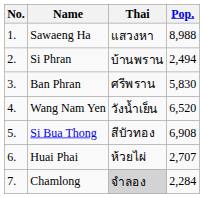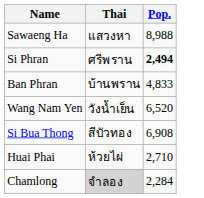- column: (16, 14)
(137, 60) บ้านพราน -> (110, 60) ศรีพราน
(183, 59) normal -> (160, 59) bold
(133, 84) ศรีพราน -> (114, 84) บ้านพราน
(183, 84) 5,830 -> (160, 84) 4,833
(183, 157) 2,707 -> (160, 157) 2,710
